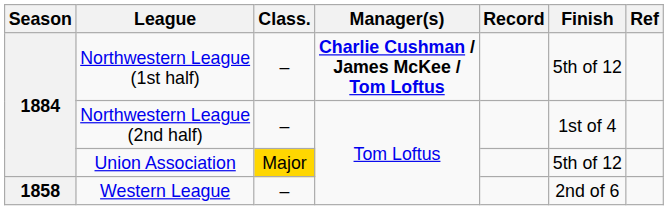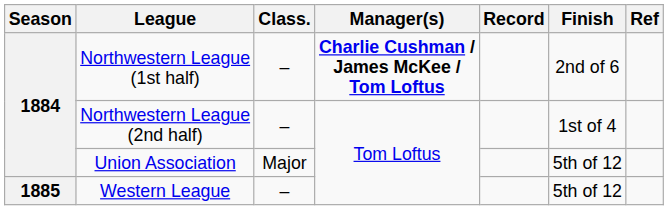(587, 67) 5th of 12 -> (587, 67) 2nd of 6
(285, 163) gold background -> (285, 163) no background
(40, 191) 1858 -> (40, 191) 1885
(587, 191) 2nd of 6 -> (587, 191) 5th of 12
